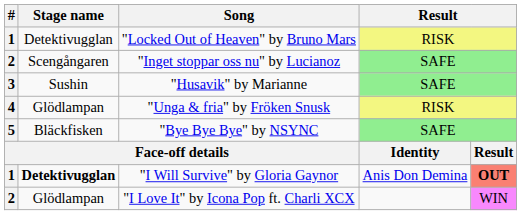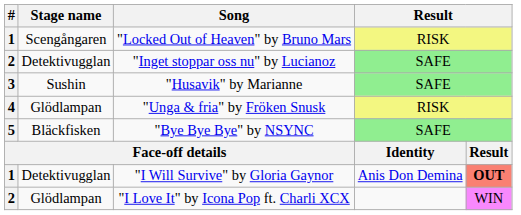(68, 38) Detektivugglan -> (66, 38) Scengångaren
(68, 61) Scengångaren -> (66, 61) Detektivugglan
(68, 175) bold -> (66, 175) normal
